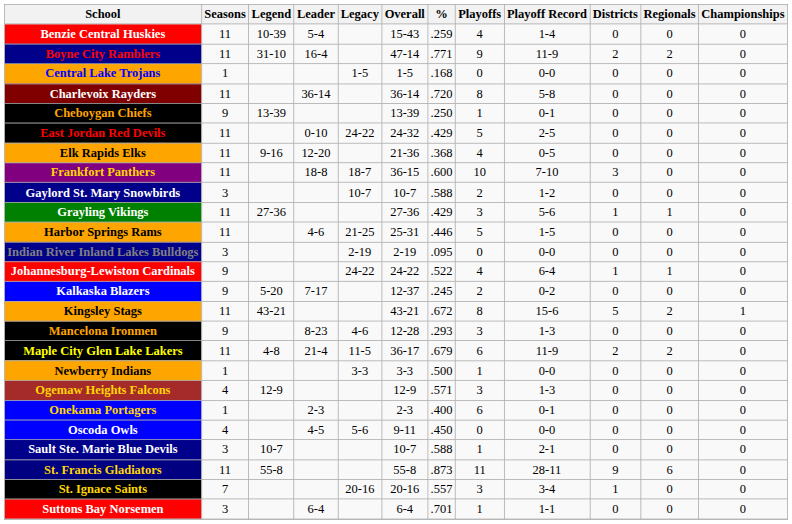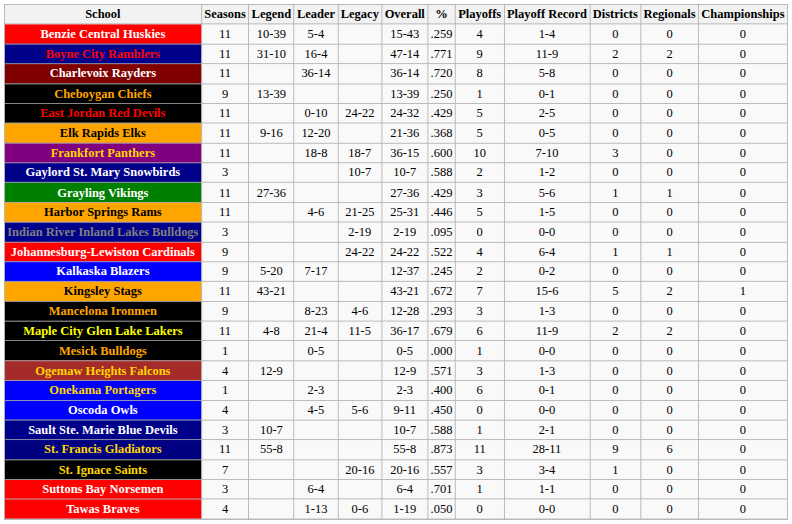- row: (103, 73)
(480, 152) 4 -> (480, 133) 5
(480, 311) 8 -> (480, 291) 7
+ row: (103, 350)
- row: (103, 370)
+ row: (103, 509)
